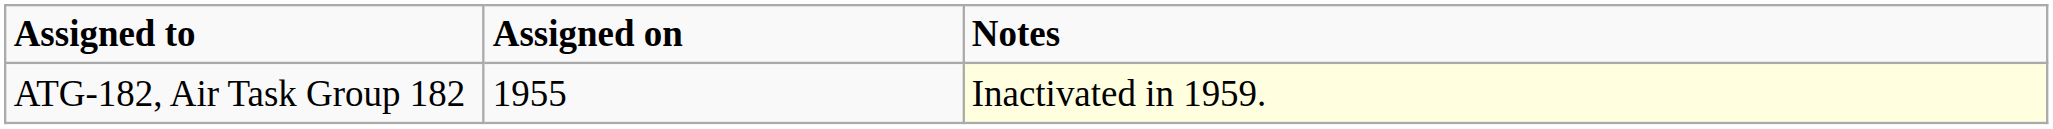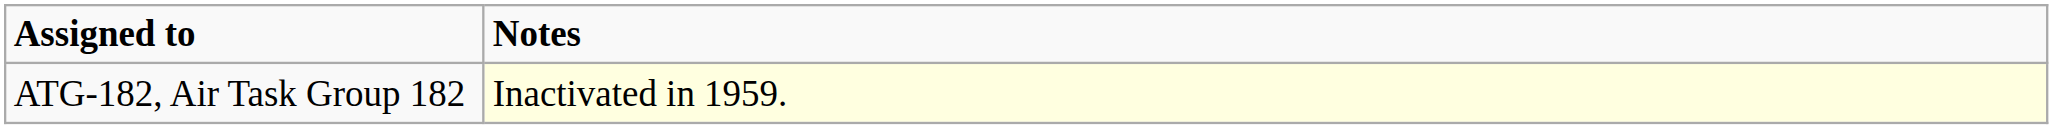- column: (588, 33)
